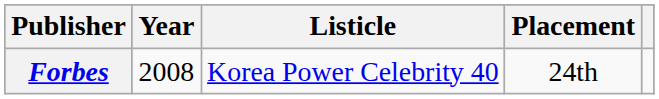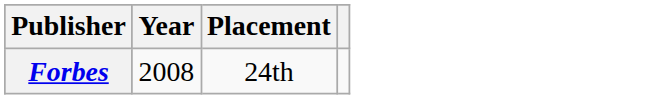- column: (353, 26)
